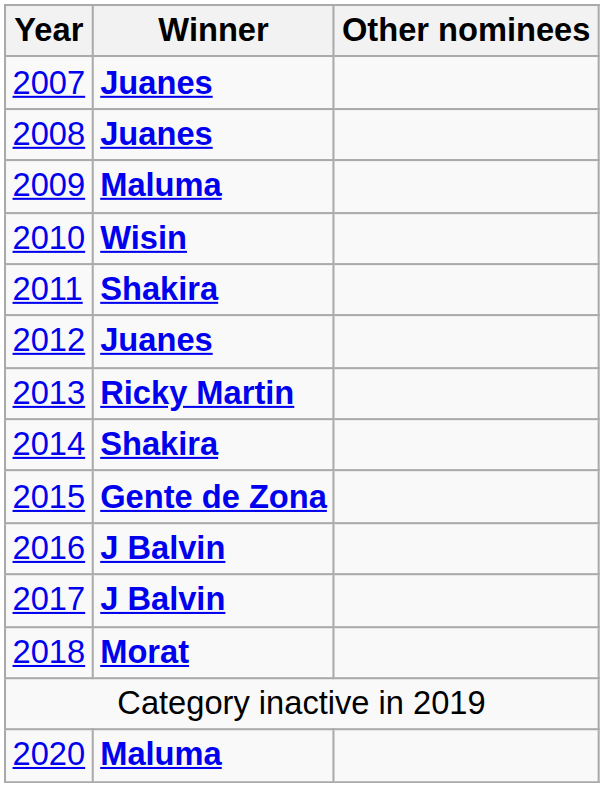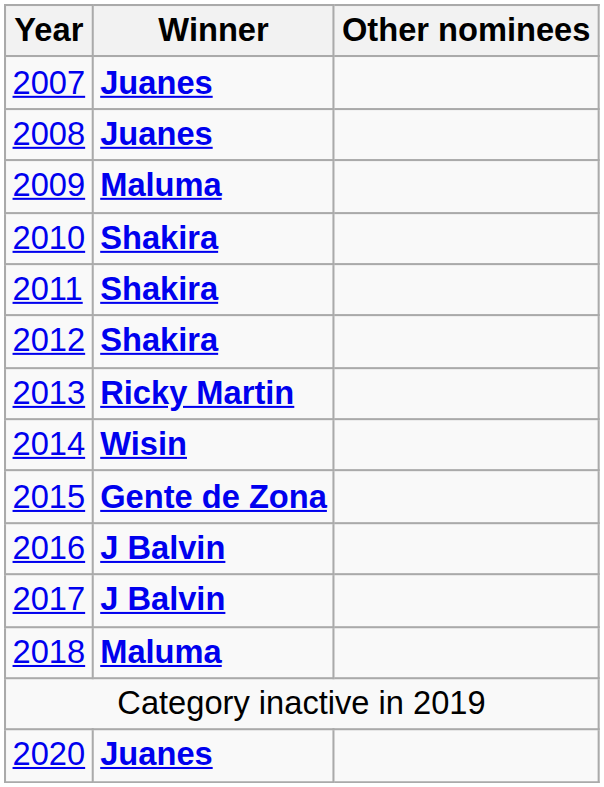(144, 237) Wisin -> (159, 237) Shakira
(156, 340) Juanes -> (159, 340) Shakira
(159, 444) Shakira -> (144, 444) Wisin
(145, 651) Morat -> (161, 651) Maluma
(161, 755) Maluma -> (156, 755) Juanes
